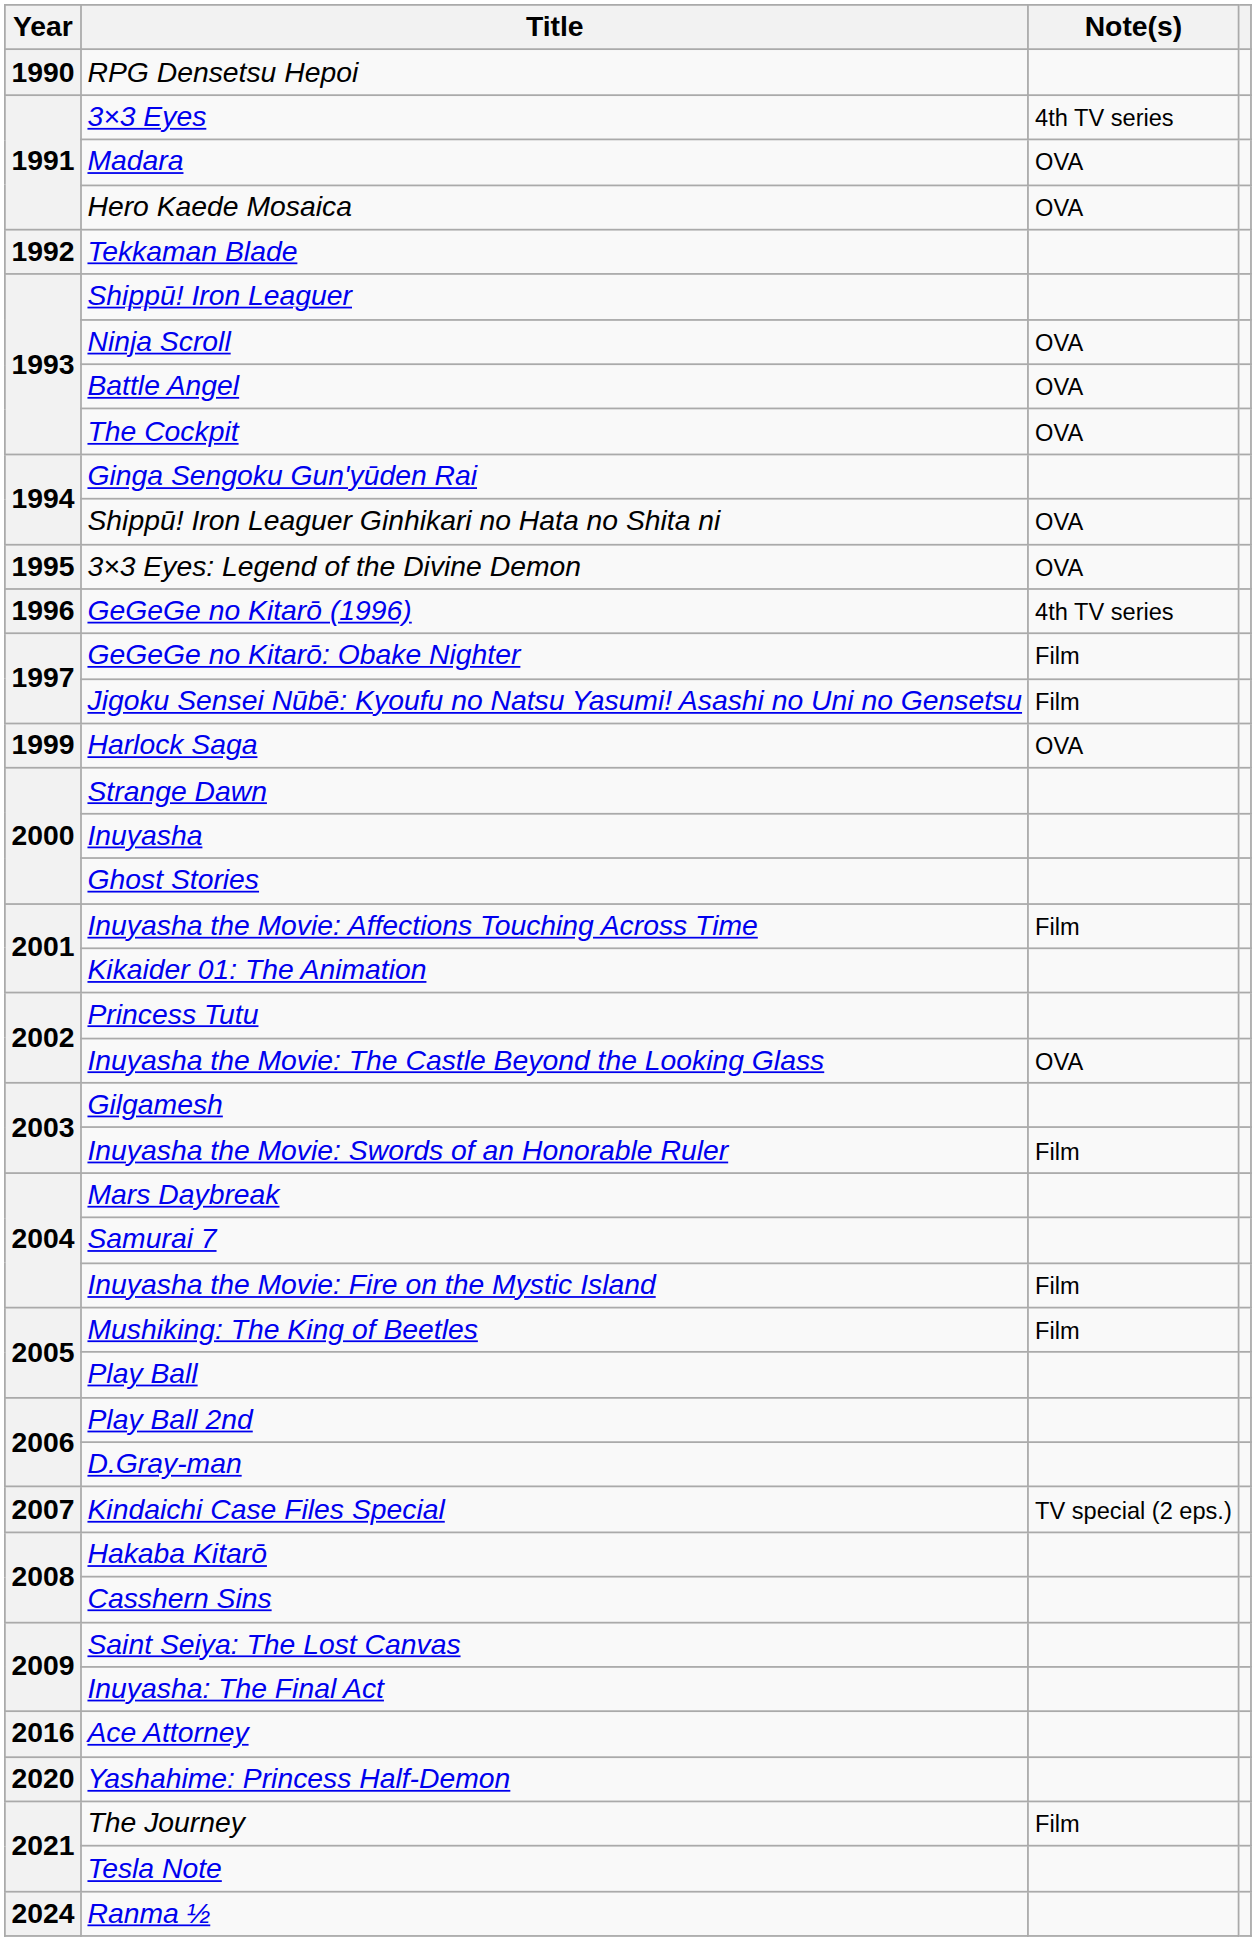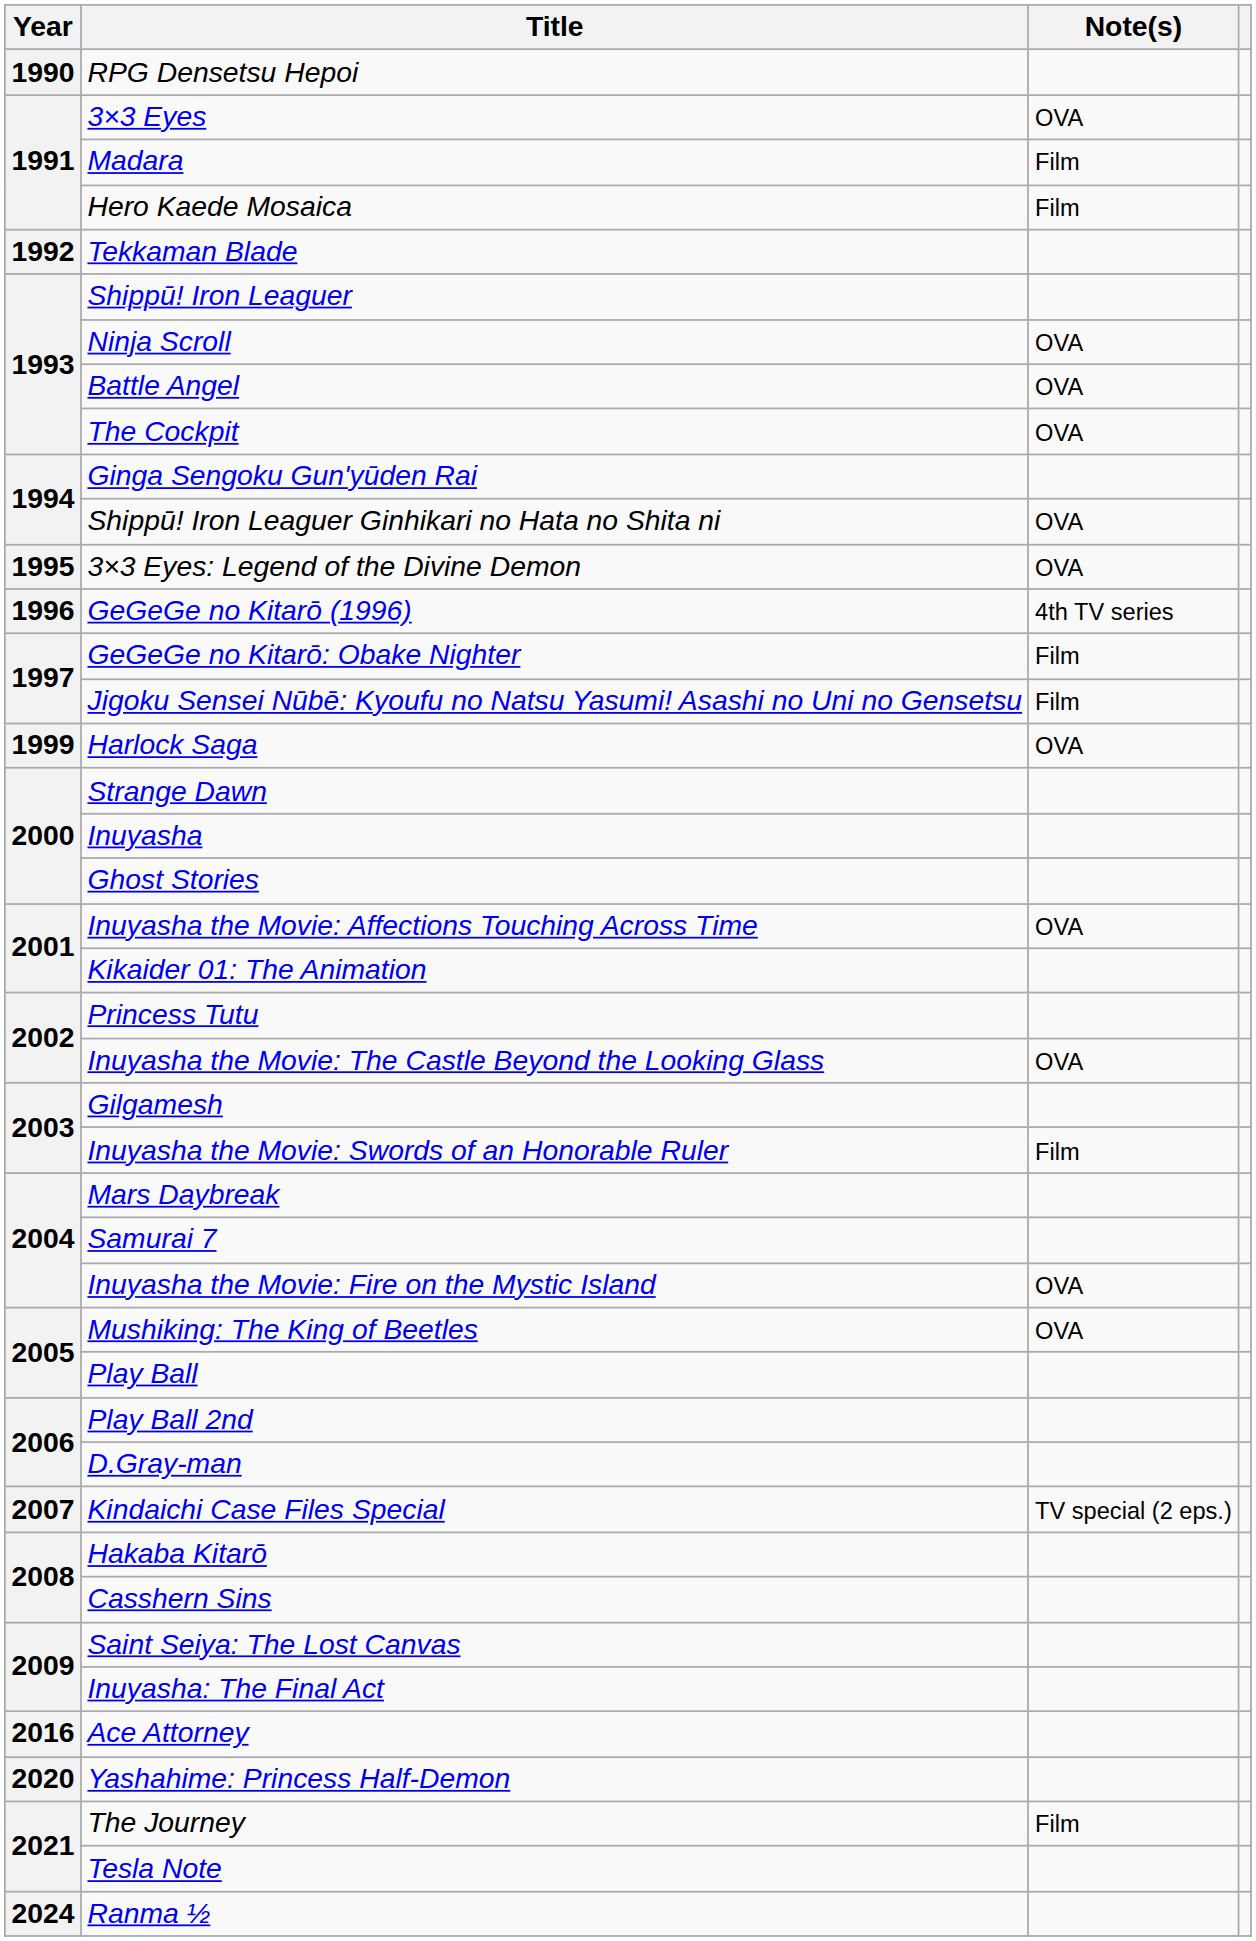(1104, 118) 4th TV series -> (1059, 118) OVA
(1059, 163) OVA -> (1057, 163) Film
(1059, 208) OVA -> (1057, 208) Film
(1057, 927) Film -> (1059, 927) OVA
(1057, 1286) Film -> (1059, 1286) OVA
(1057, 1331) Film -> (1059, 1331) OVA
